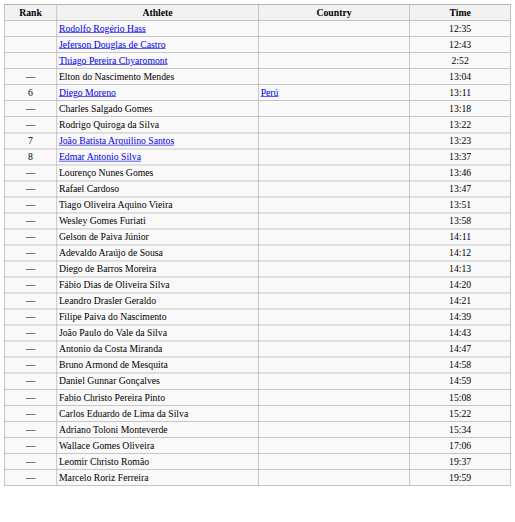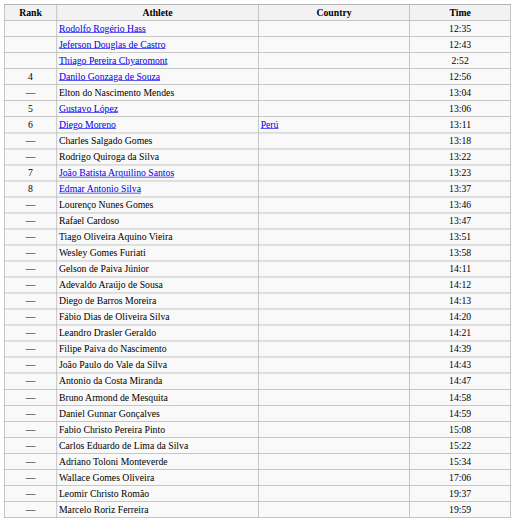+ row: (110, 76)
+ row: (88, 108)
